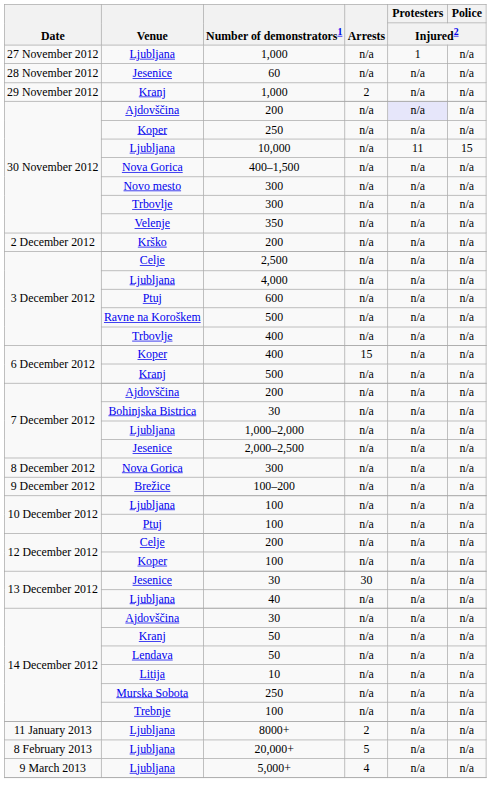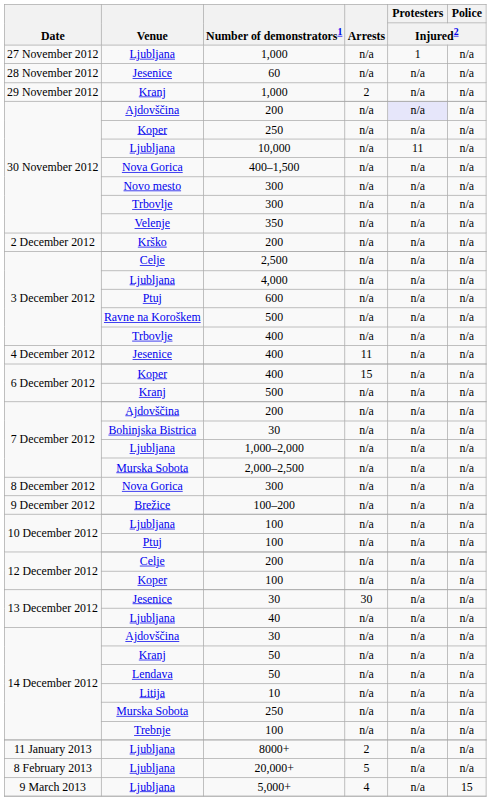(467, 148) 15 -> (467, 148) n/a
+ row: (53, 355)
(152, 448) Jesenice -> (152, 467) Murska Sobota
(467, 768) n/a -> (467, 786) 15
